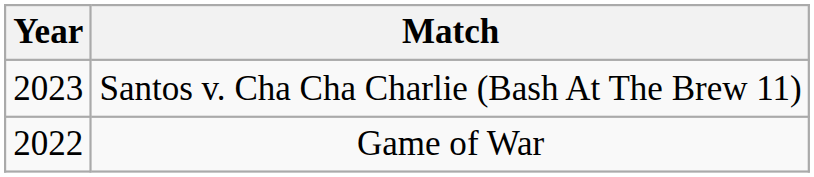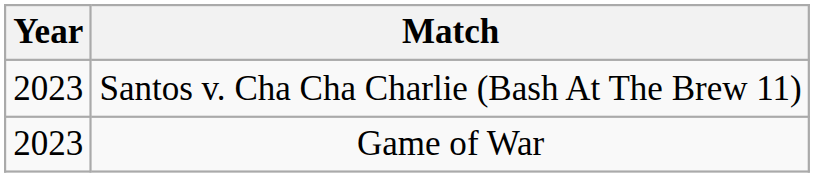(48, 143) 2022 -> (48, 143) 2023
